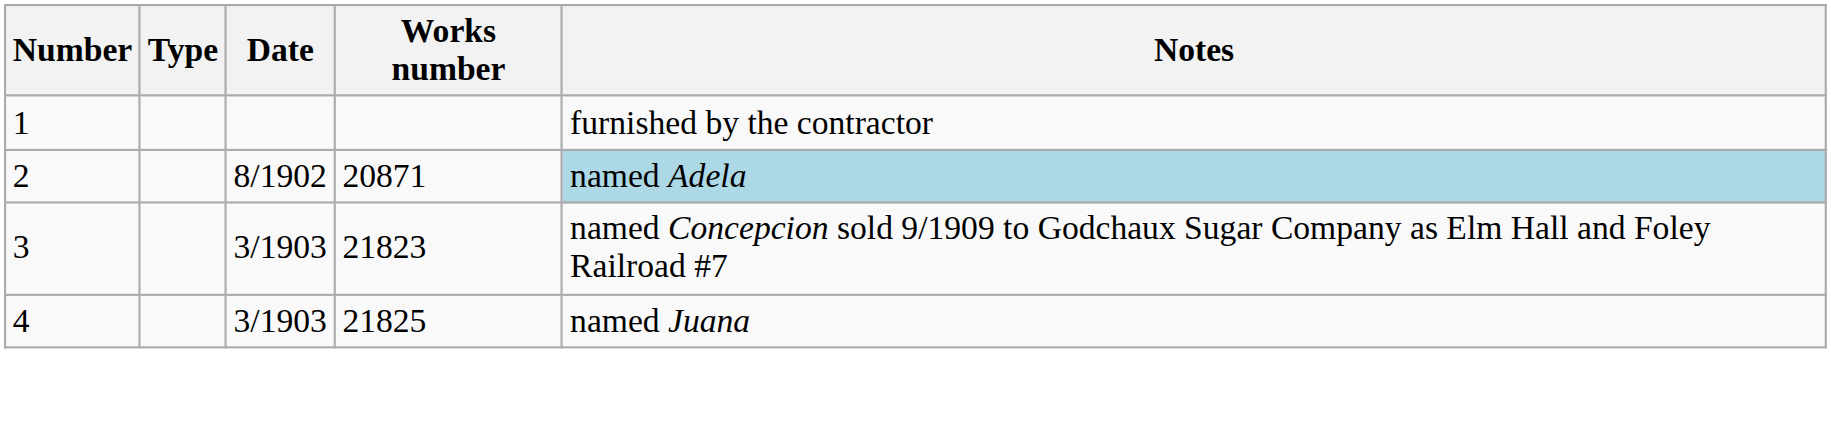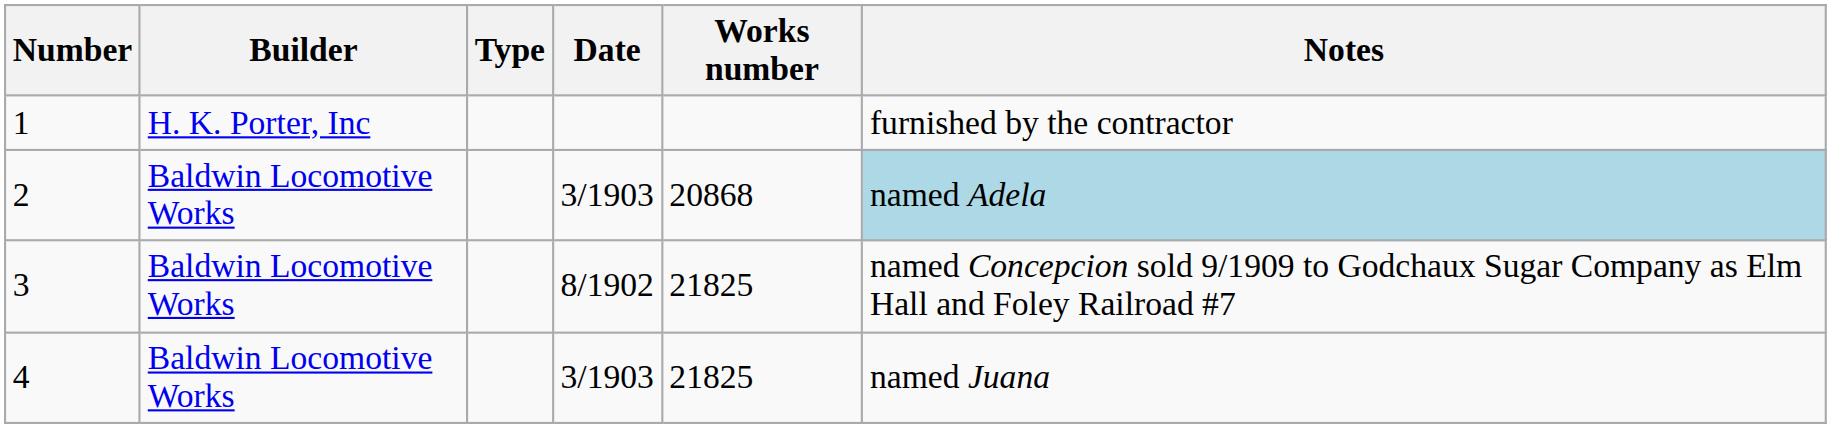+ column: (303, 50)
(280, 175) 8/1902 -> (607, 194) 3/1903
(384, 175) 20871 -> (711, 194) 20868
(280, 247) 3/1903 -> (607, 285) 8/1902
(384, 247) 21823 -> (711, 285) 21825
